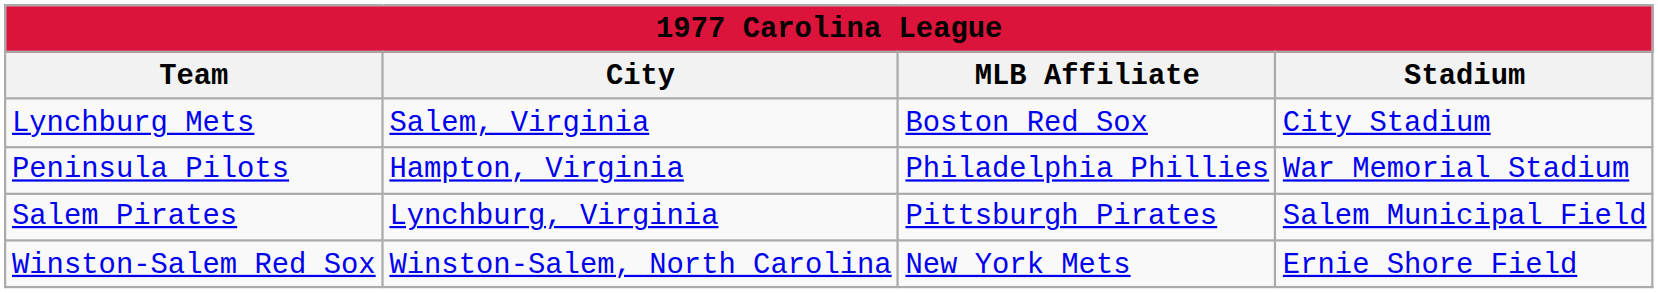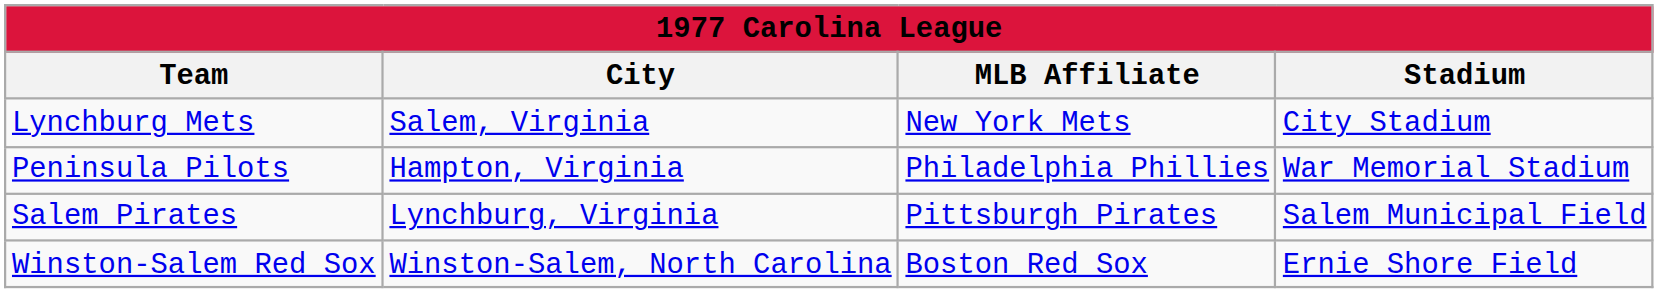(1027, 123) Boston Red Sox -> (1018, 123) New York Mets
(1018, 264) New York Mets -> (1027, 264) Boston Red Sox
